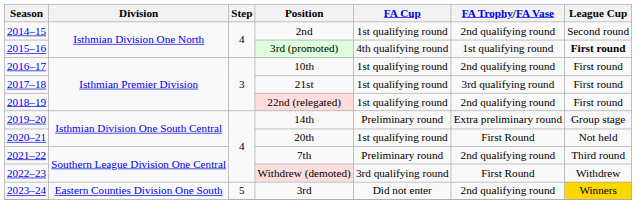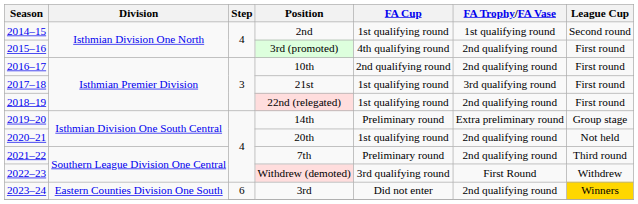(508, 31) 2nd qualifying round -> (510, 31) 1st qualifying round
(508, 48) 1st qualifying round -> (510, 48) 2nd qualifying round
(598, 48) bold -> (600, 48) normal
(402, 66) 1st qualifying round -> (403, 66) 2nd qualifying round
(508, 137) First Round -> (510, 137) 2nd qualifying round
(242, 191) 5 -> (242, 191) 6
